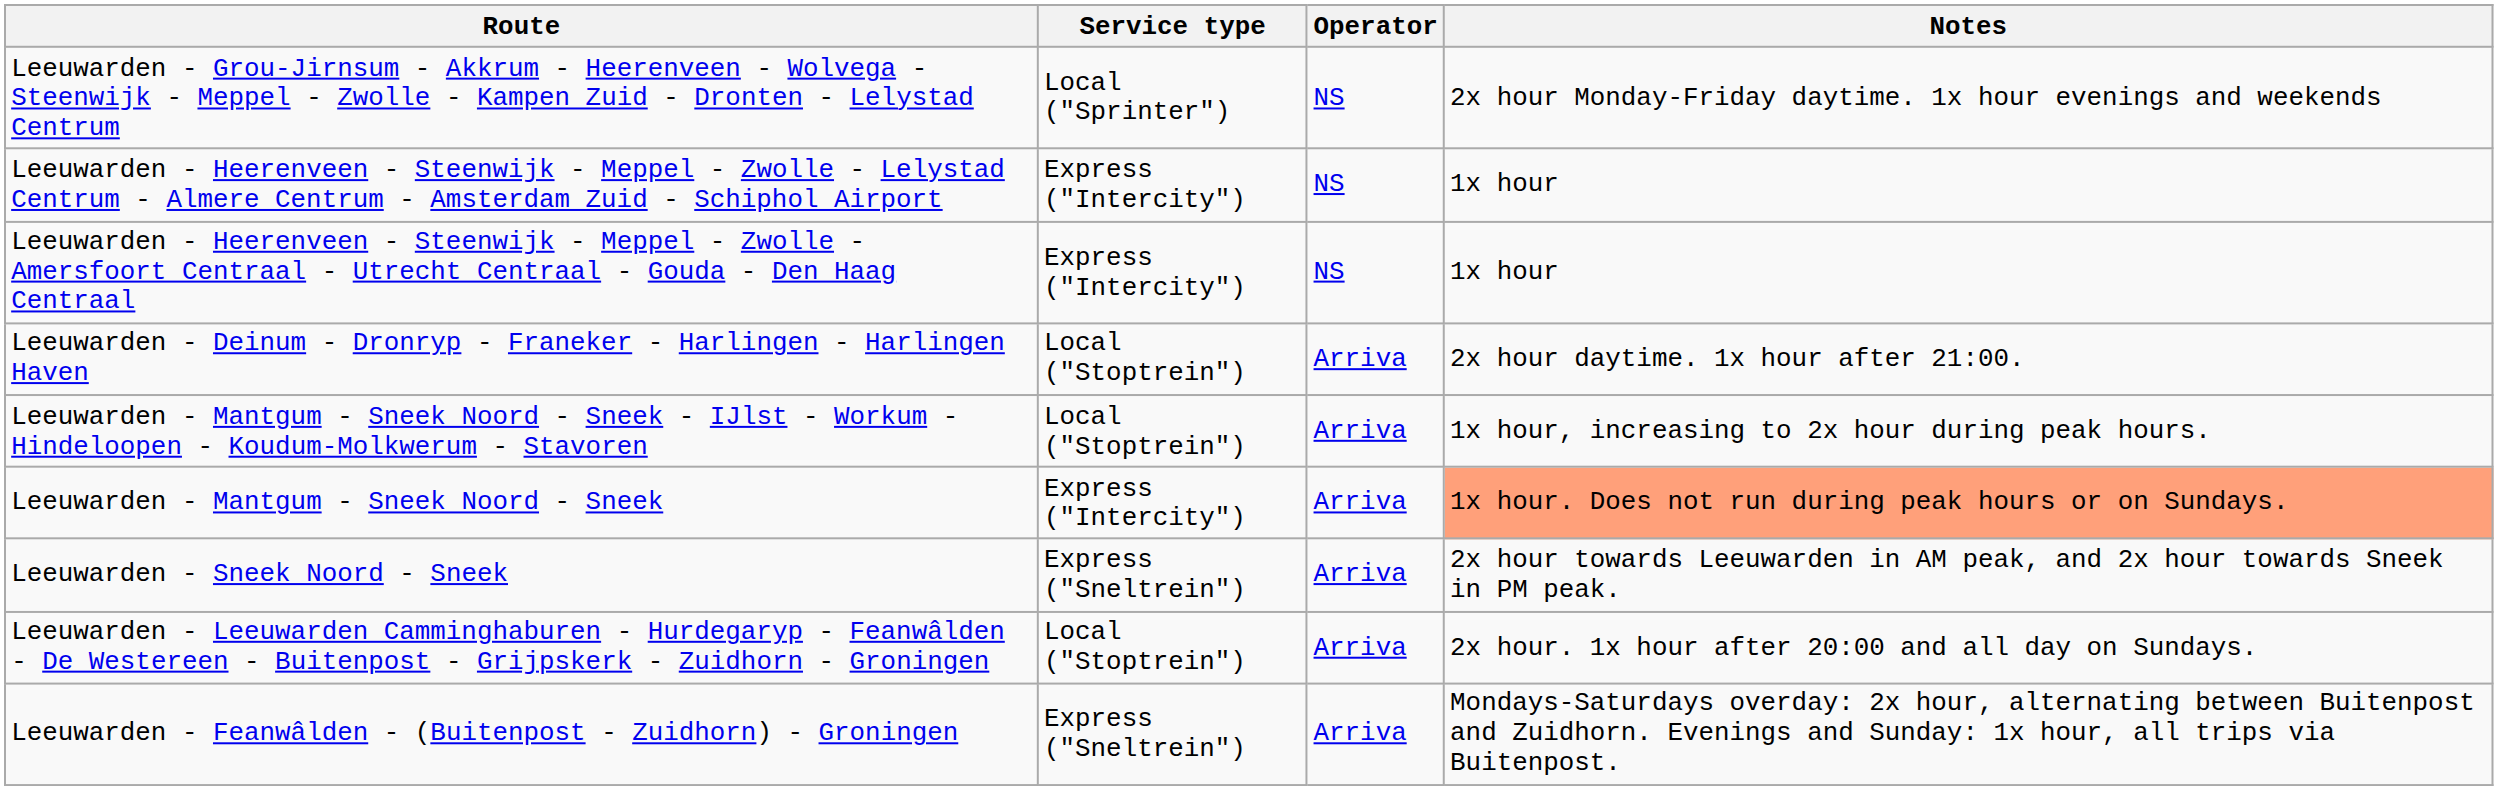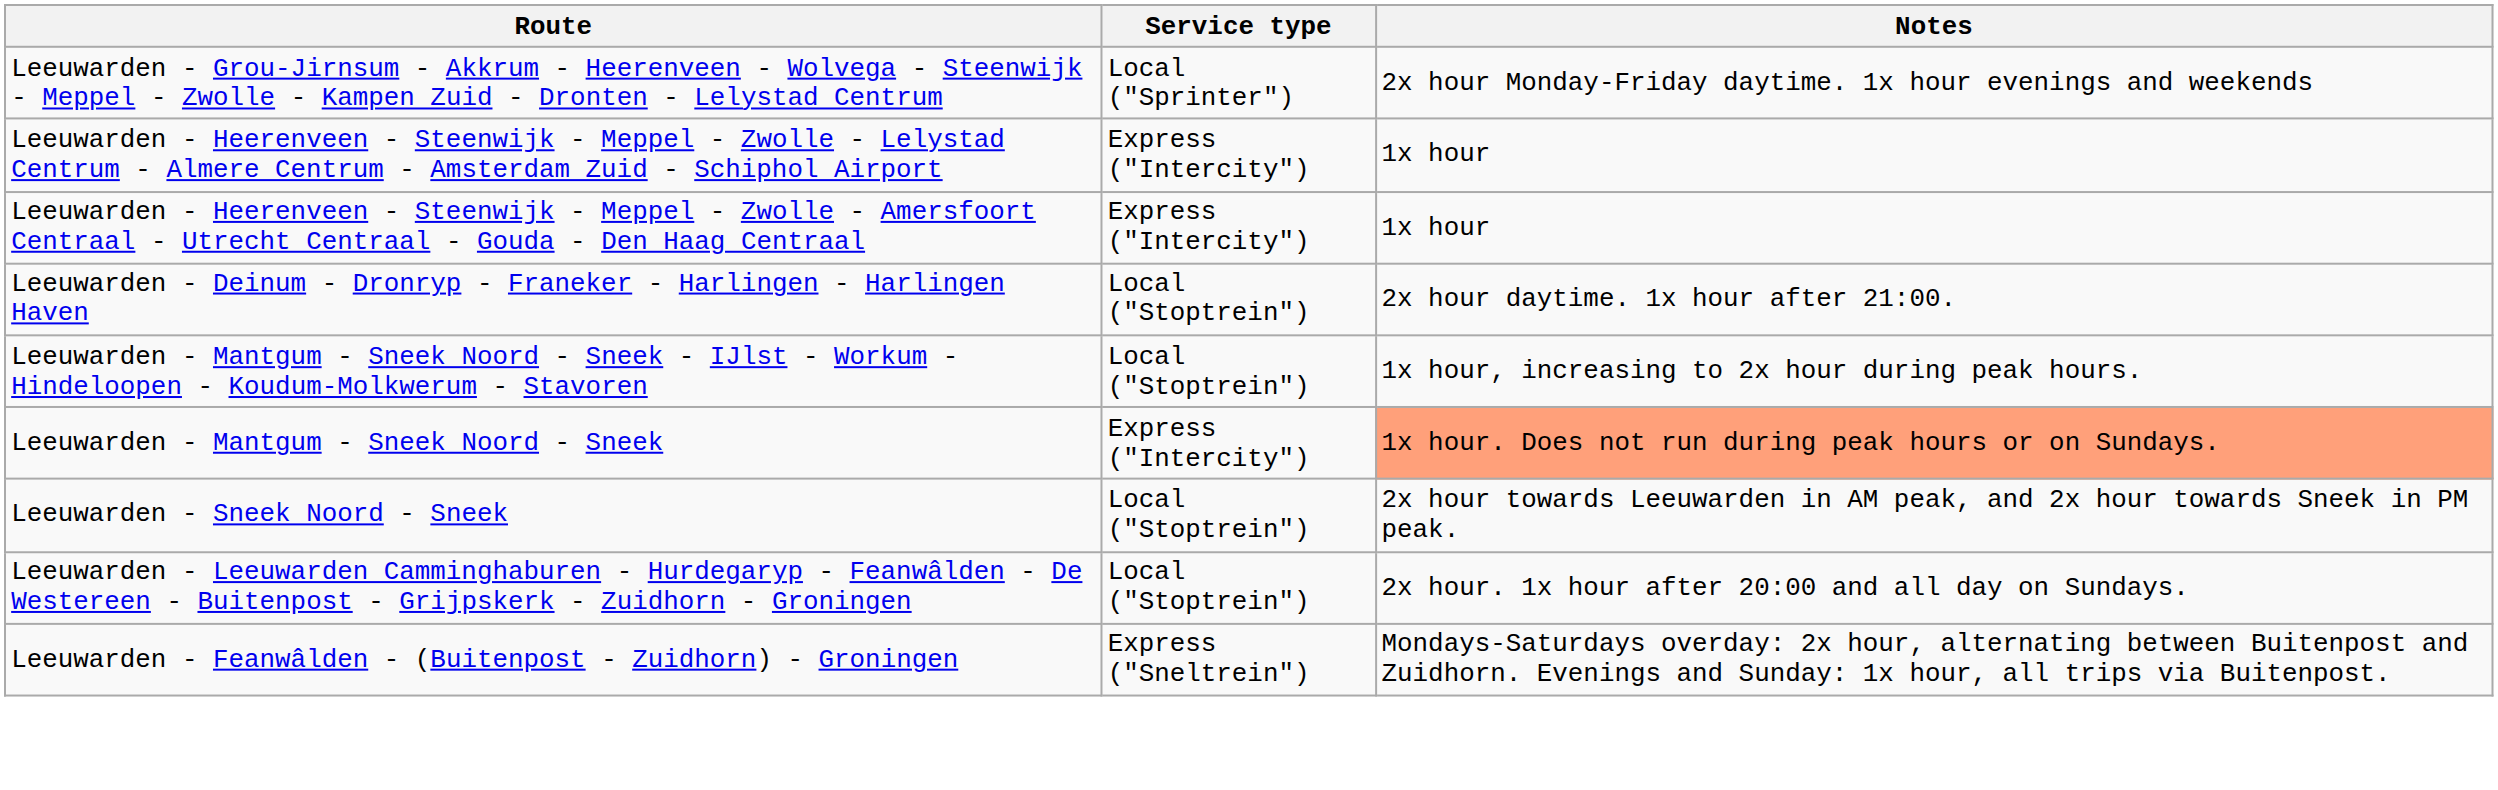- column: (1376, 26)
(1145, 575) Express ("Sneltrein") -> (1209, 515) Local ("Stoptrein")
